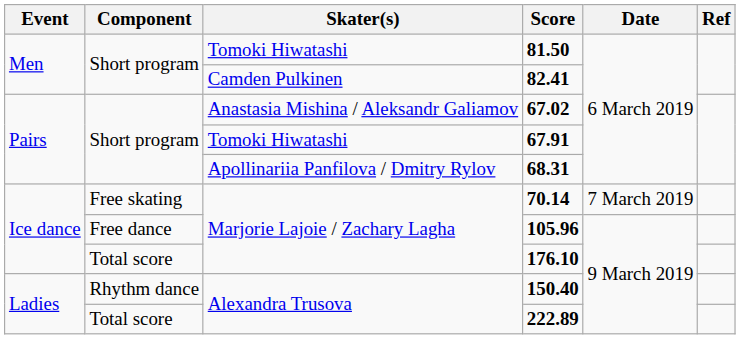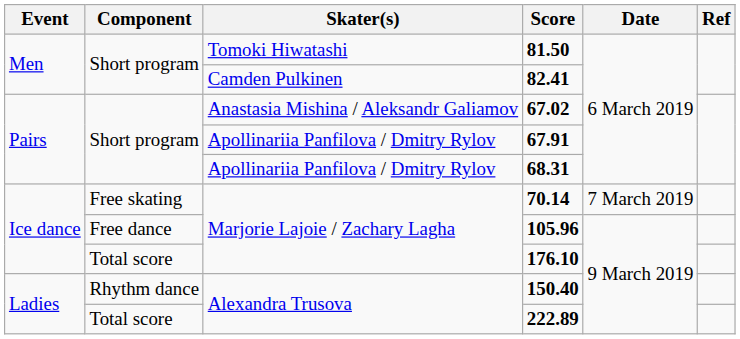(278, 139) Tomoki Hiwatashi -> (352, 139) Apollinariia Panfilova / Dmitry Rylov
